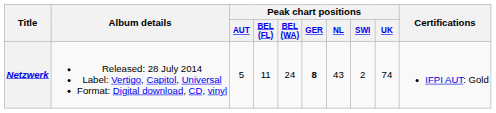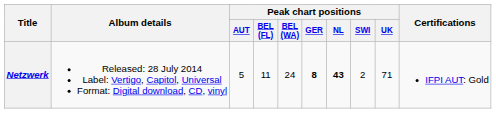(338, 75) normal -> (338, 75) bold
(387, 75) 74 -> (387, 75) 71
